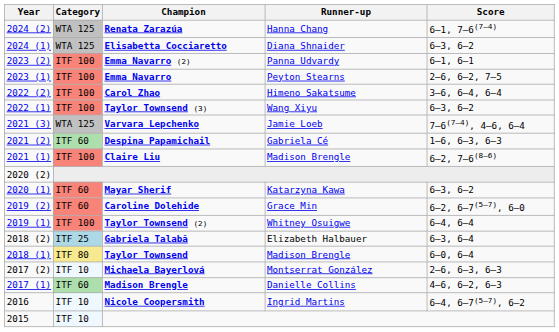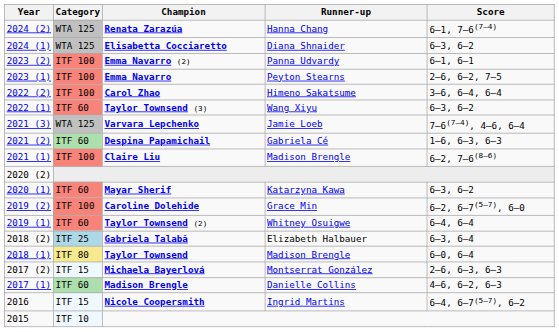(75, 107) ITF 100 -> (72, 107) ITF 60
(72, 206) ITF 60 -> (75, 206) ITF 100
(75, 223) ITF 100 -> (72, 223) ITF 60
(72, 269) ITF 10 -> (72, 269) ITF 15
(72, 302) ITF 10 -> (72, 302) ITF 15
